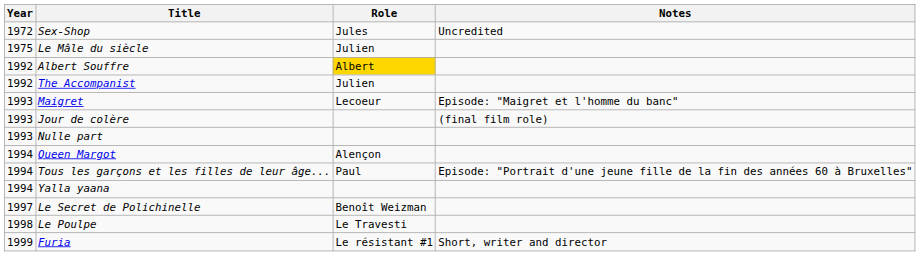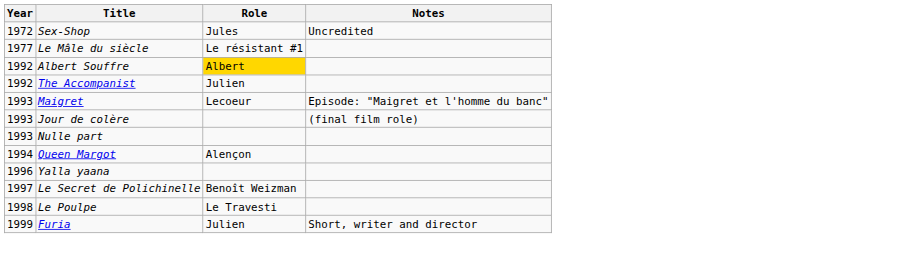(20, 48) 1975 -> (20, 48) 1977
(355, 48) Julien -> (254, 48) Le résistant #1
- row: (184, 171)
(20, 189) 1994 -> (20, 171) 1996
(384, 242) Le résistant #1 -> (225, 224) Julien
